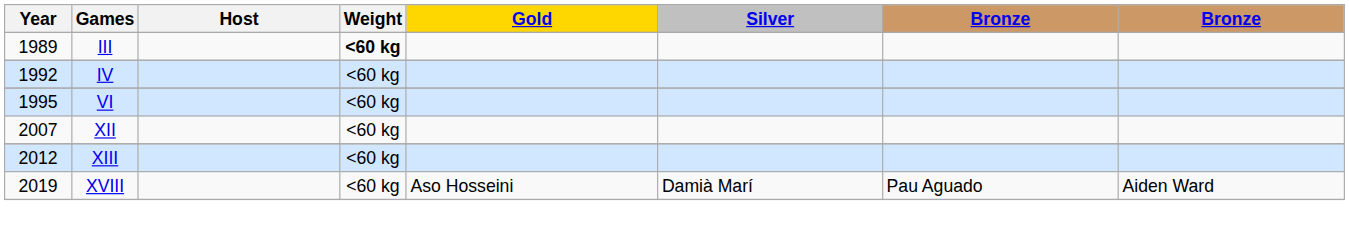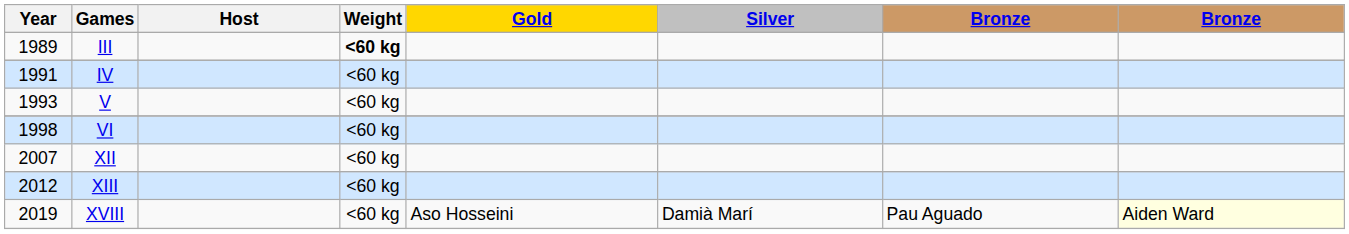(38, 75) 1992 -> (38, 75) 1991
+ row: (105, 102)
(38, 102) 1995 -> (38, 130) 1998
(1168, 186) no background -> (1168, 214) lightyellow background
